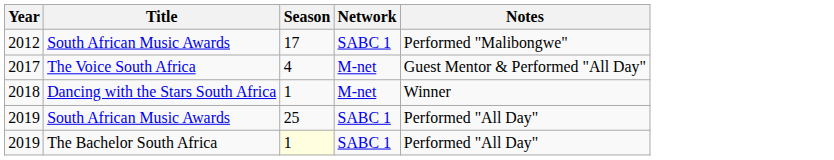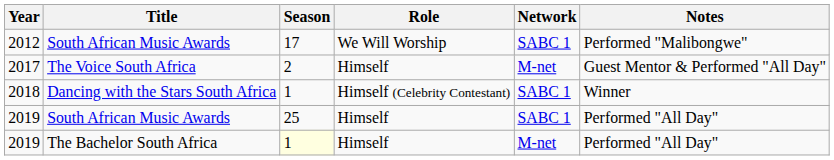+ column: (424, 17)
(288, 67) 4 -> (288, 67) 2
(357, 92) M-net -> (544, 92) SABC 1
(364, 142) SABC 1 -> (537, 142) M-net
